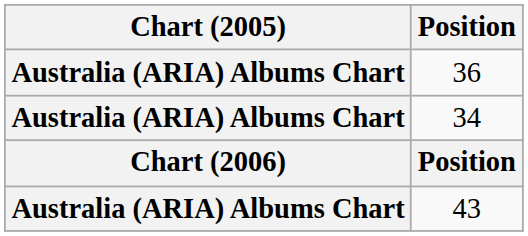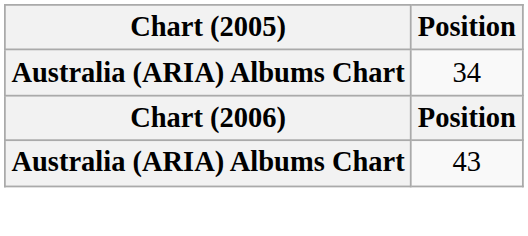- row: (467, 72)
